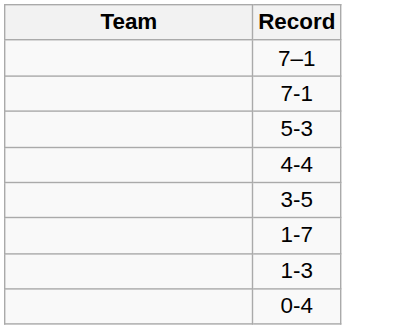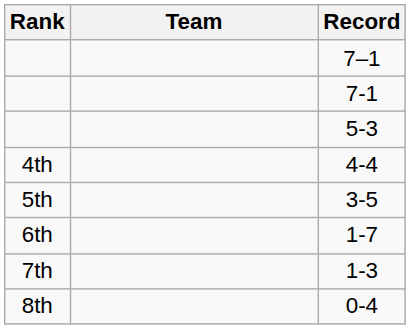+ column: (37, 22)
